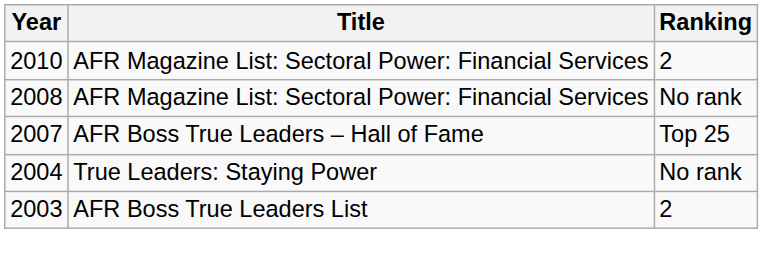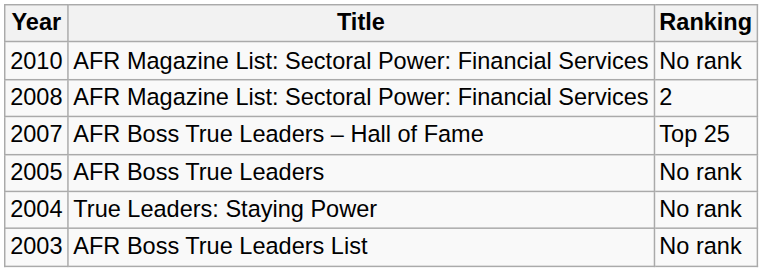(666, 60) 2 -> (701, 60) No rank
(701, 97) No rank -> (666, 97) 2
+ row: (36, 172)
(666, 209) 2 -> (701, 246) No rank
